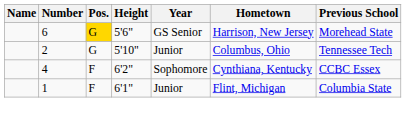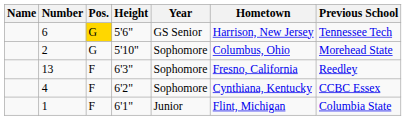(356, 32) Morehead State -> (356, 32) Tennessee Tech
(168, 50) Junior -> (180, 50) Sophomore
(356, 50) Tennessee Tech -> (356, 50) Morehead State
+ row: (47, 69)
